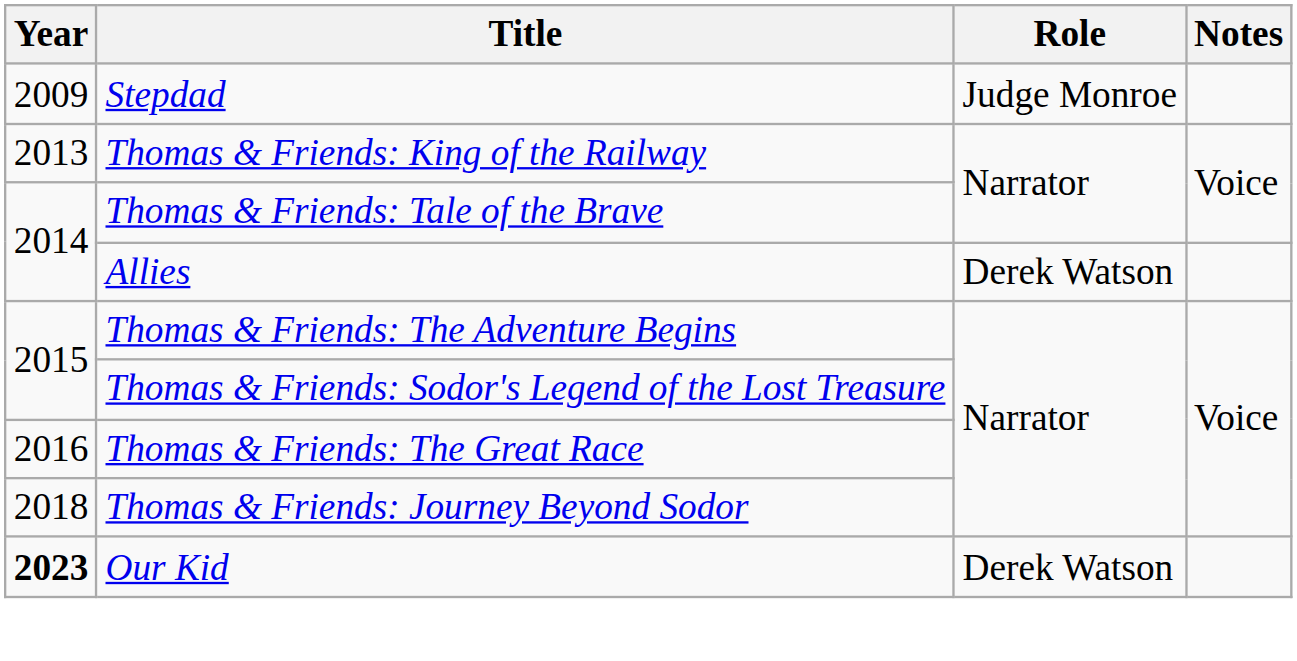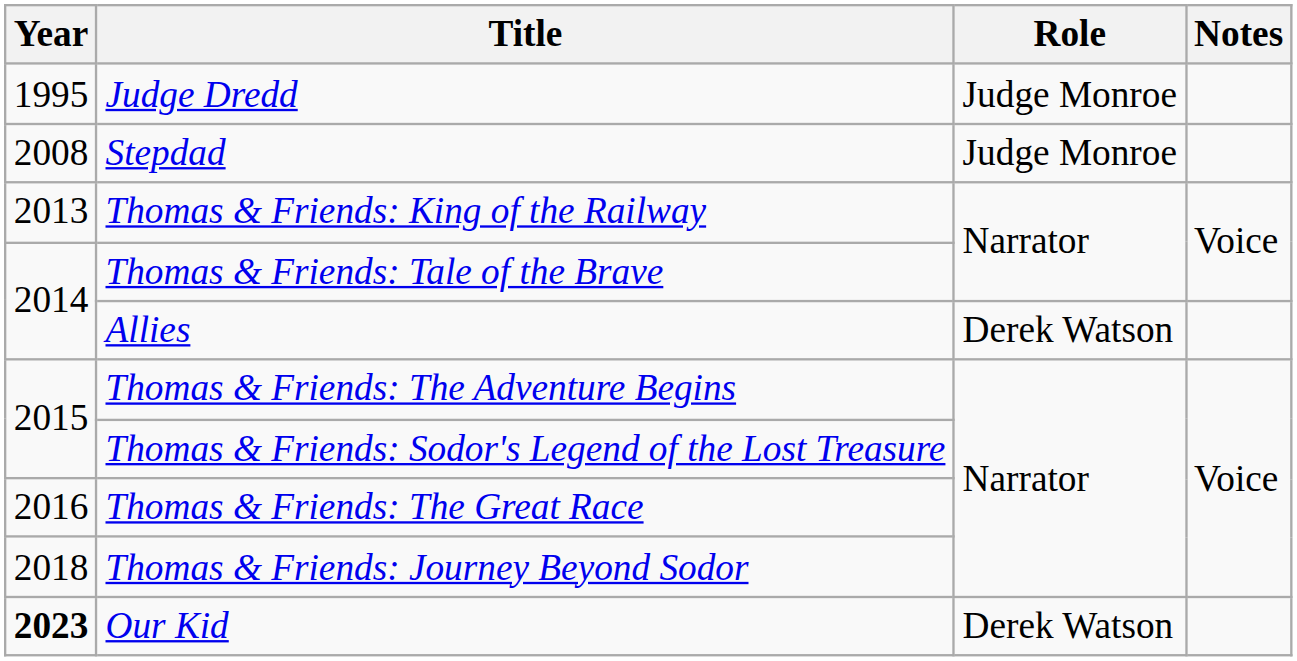+ row: (202, 93)
(51, 93) 2009 -> (51, 152) 2008
